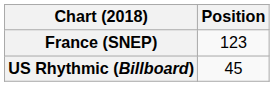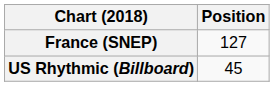(233, 42) 123 -> (233, 42) 127
